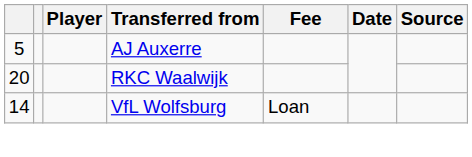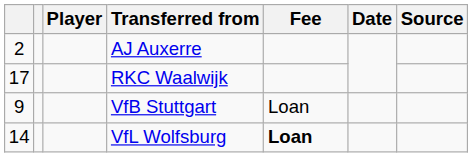(19, 48) 5 -> (19, 48) 2
(19, 78) 20 -> (19, 78) 17
+ row: (164, 107)
(289, 107) normal -> (290, 136) bold
